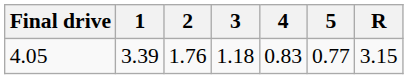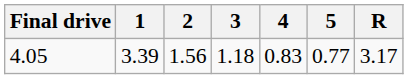(188, 55) 1.76 -> (188, 55) 1.56
(379, 55) 3.15 -> (379, 55) 3.17
